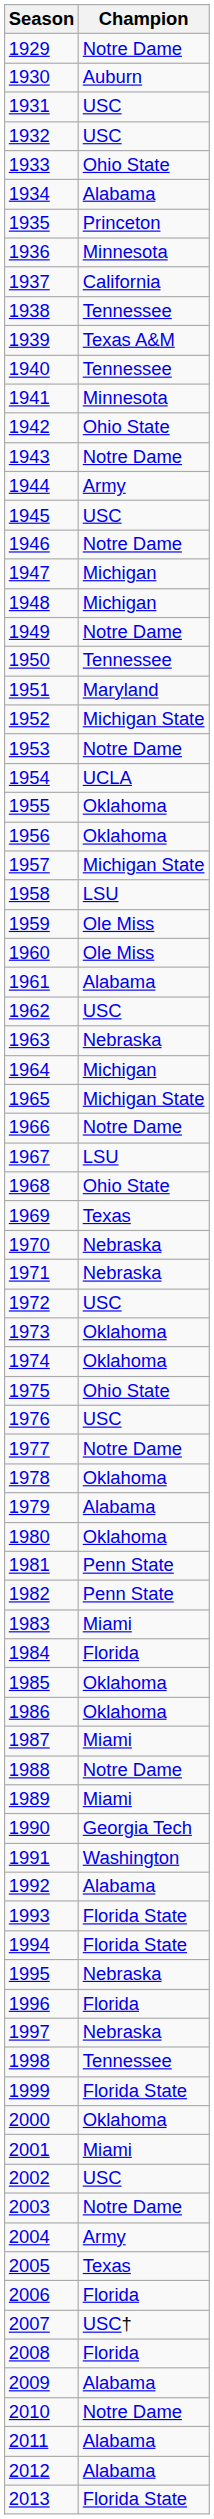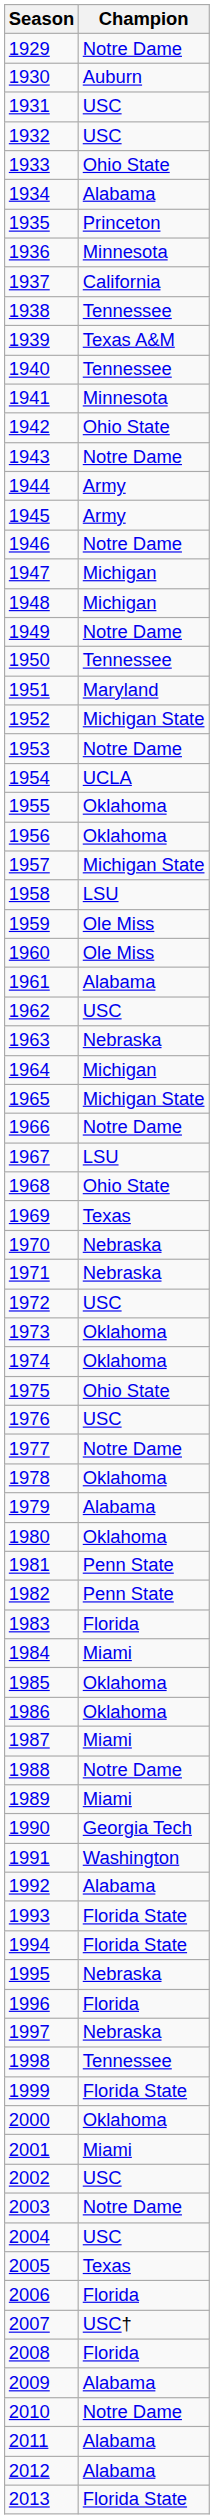(102, 515) USC -> (104, 515) Army
(107, 1624) Miami -> (111, 1624) Florida
(111, 1653) Florida -> (107, 1653) Miami
(104, 2236) Army -> (102, 2236) USC
